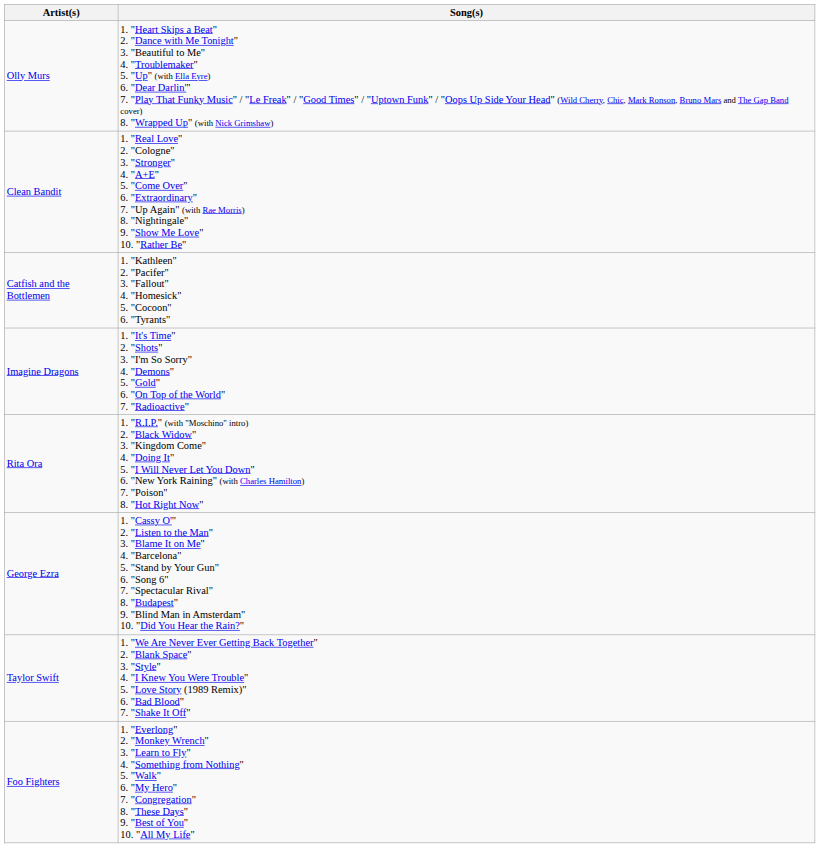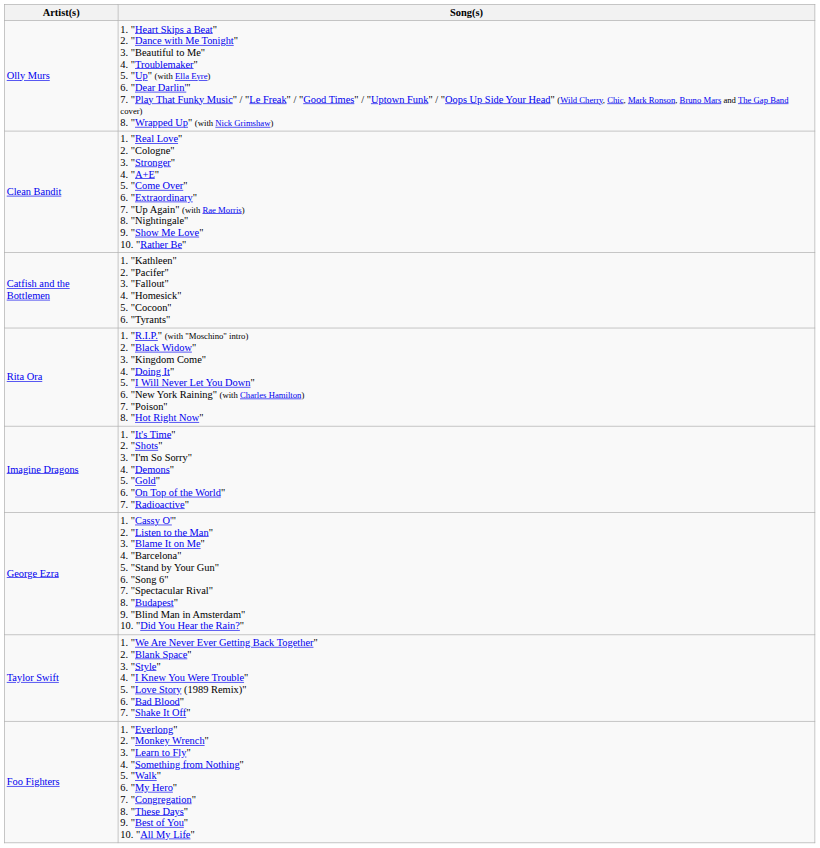rows swapped: (24, 463) <-> (43, 371)
